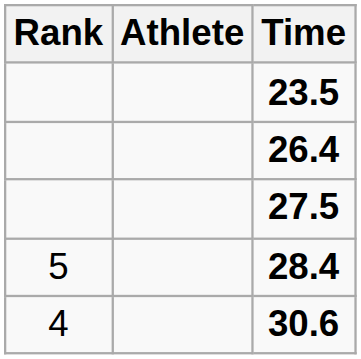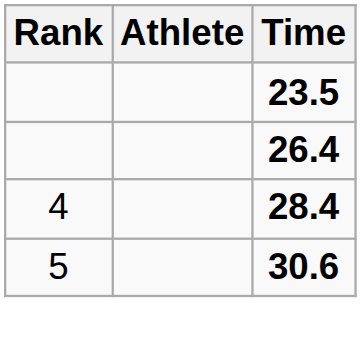- row: (304, 207)
(58, 265) 5 -> (58, 207) 4
(58, 324) 4 -> (58, 265) 5
